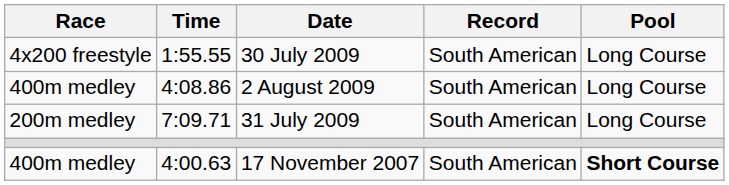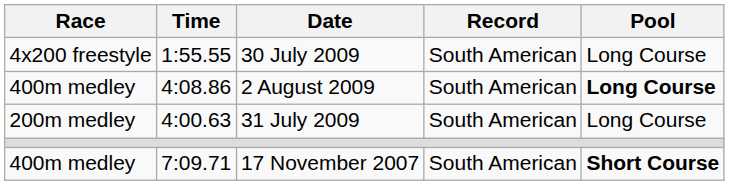(646, 87) normal -> (651, 87) bold
(196, 120) 7:09.71 -> (196, 120) 4:00.63
(196, 163) 4:00.63 -> (196, 163) 7:09.71
